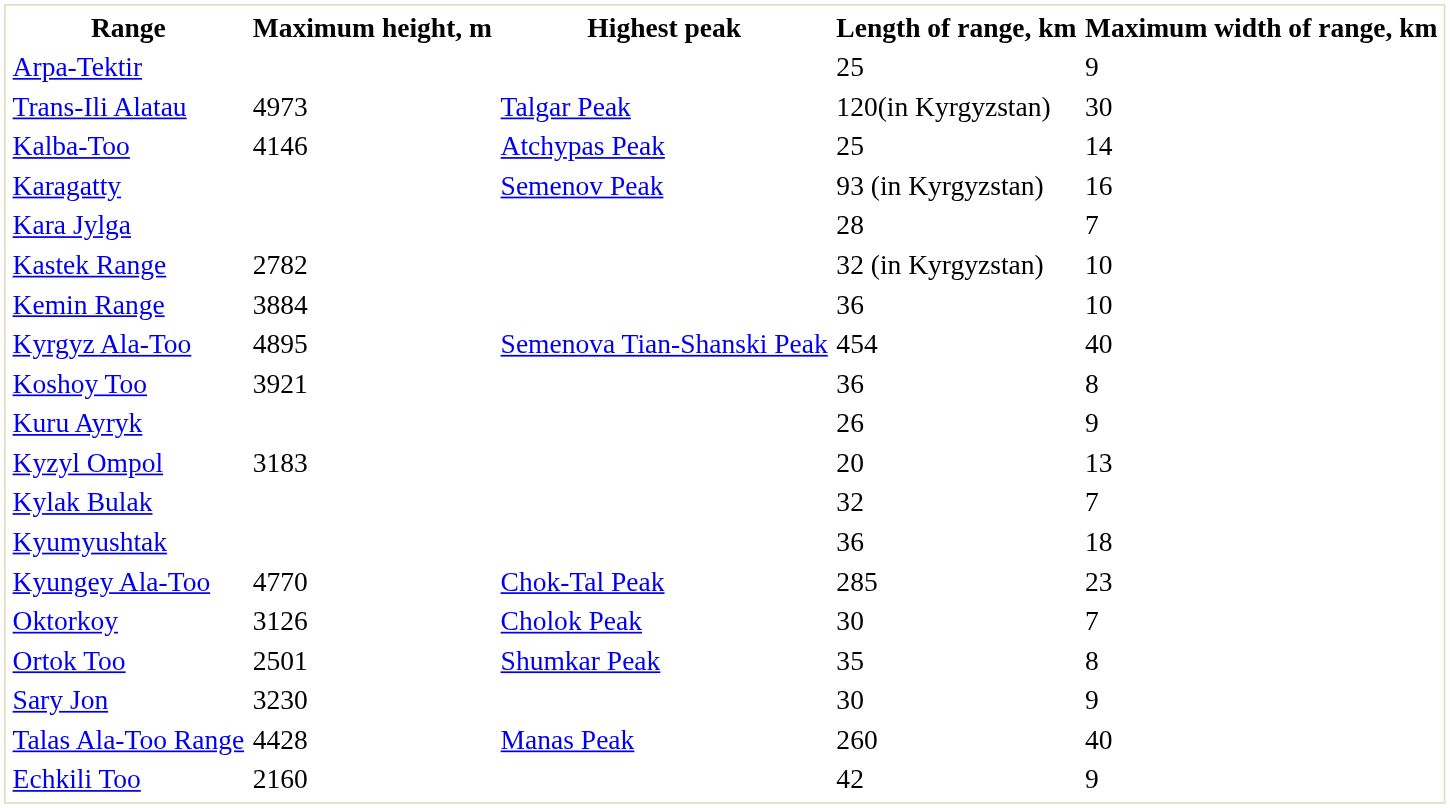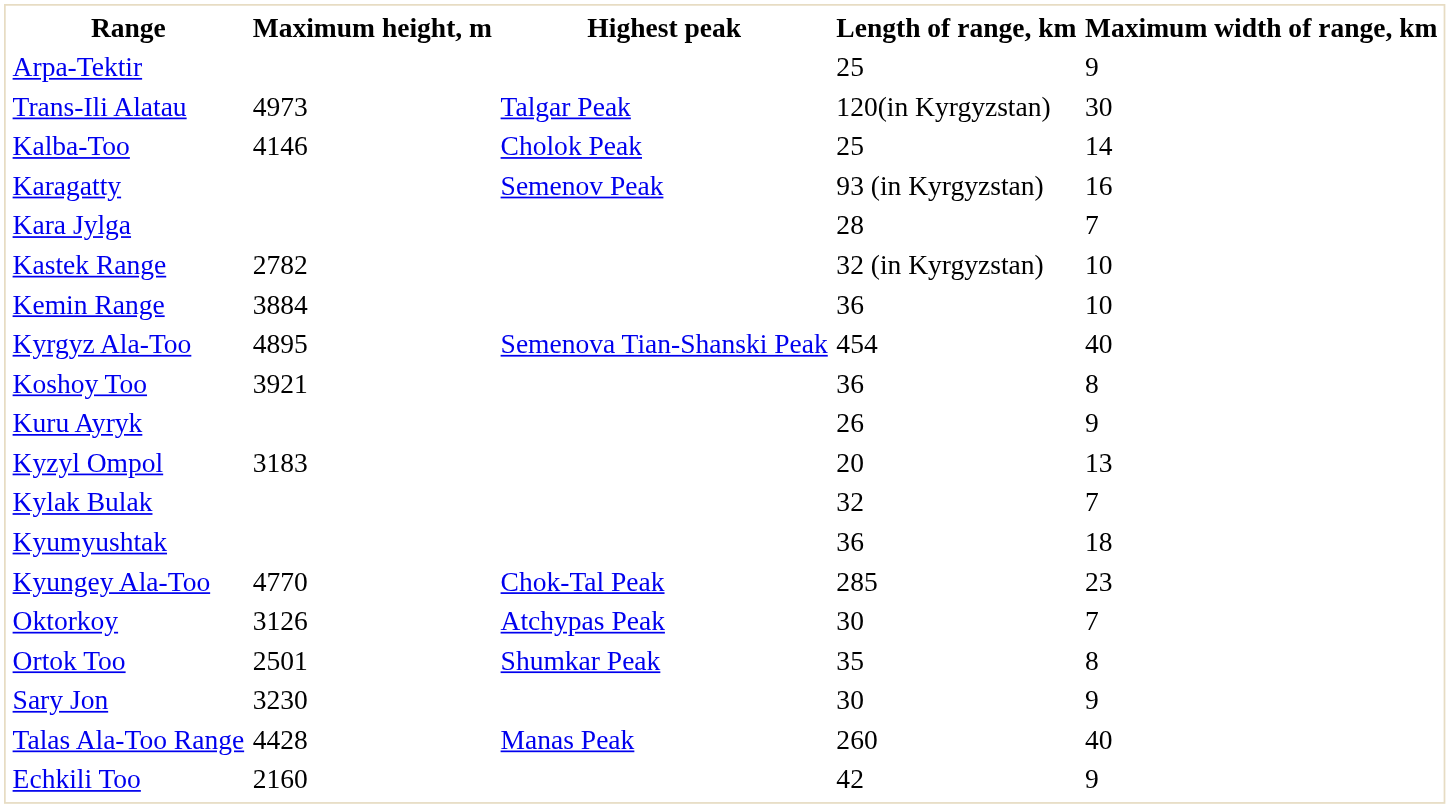(583, 146) Atchypas Peak -> (571, 146) Cholok Peak
(571, 621) Cholok Peak -> (583, 621) Atchypas Peak
